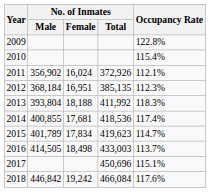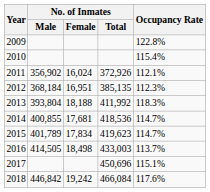(150, 118) 117.4% -> (150, 118) 114.7%
